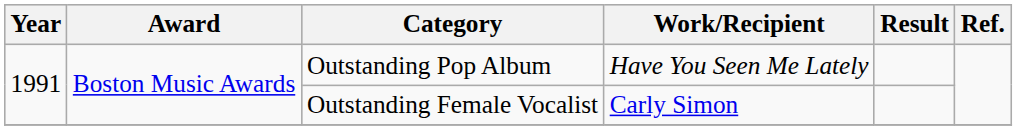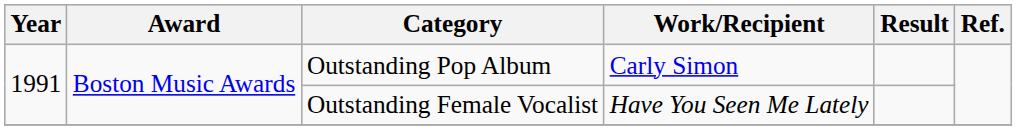(739, 64) Have You Seen Me Lately -> (674, 64) Carly Simon
(674, 104) Carly Simon -> (739, 104) Have You Seen Me Lately
